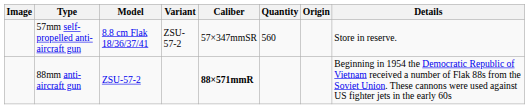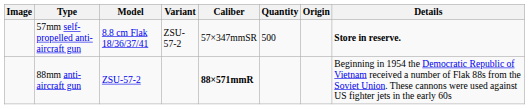(269, 38) 560 -> (269, 38) 500
(366, 38) normal -> (368, 38) bold
